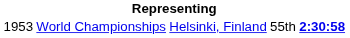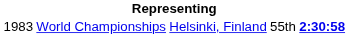(18, 27) 1953 -> (18, 27) 1983
